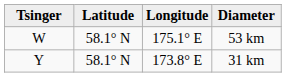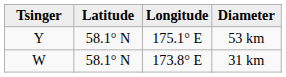(39, 38) W -> (39, 38) Y
(39, 60) Y -> (39, 60) W
